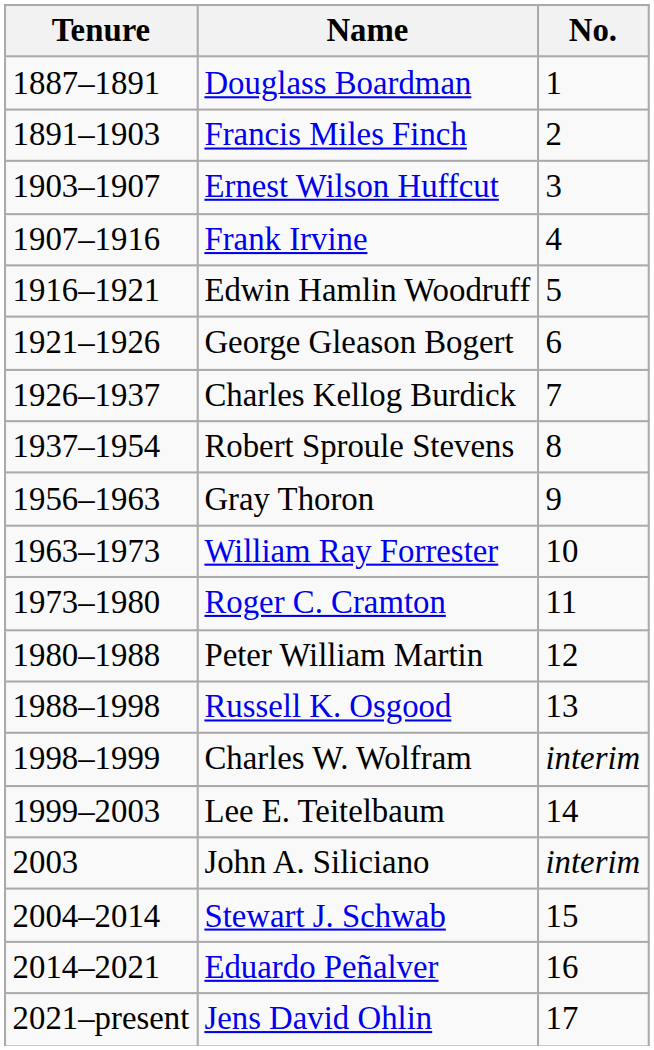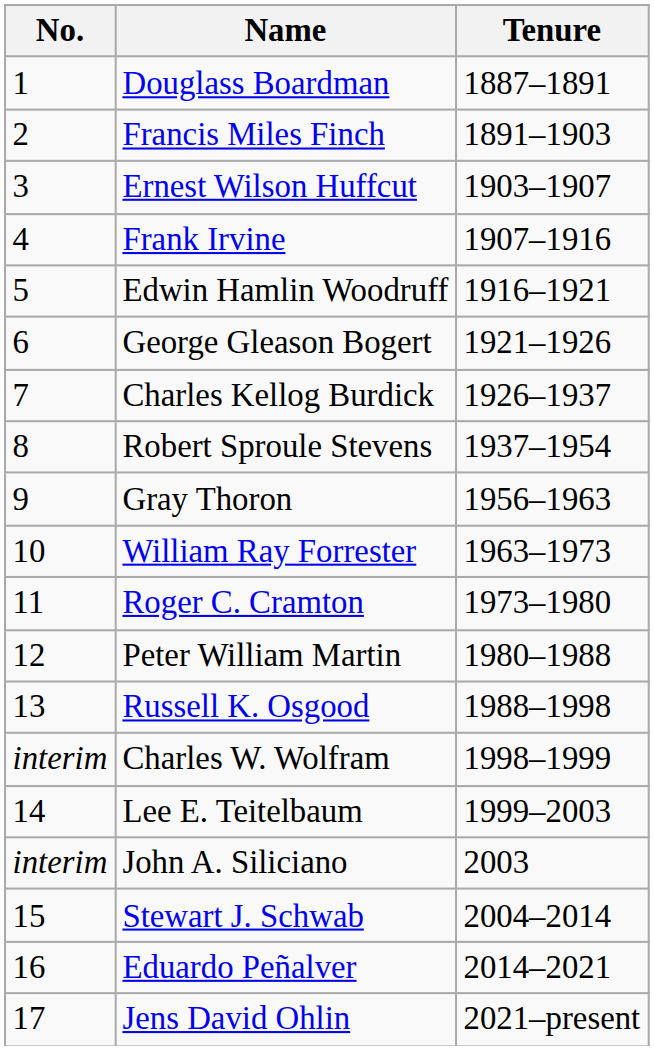columns swapped: (593, 30) <-> (101, 30)
